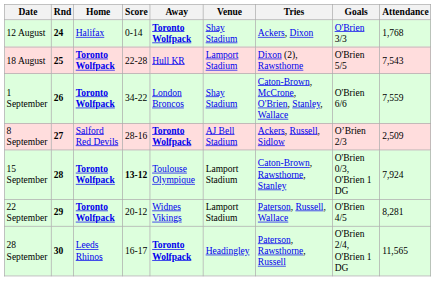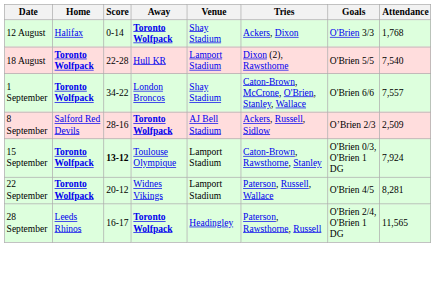- column: (63, 11)
(393, 60) 7,543 -> (393, 60) 7,540
(393, 98) 7,559 -> (393, 92) 7,557
